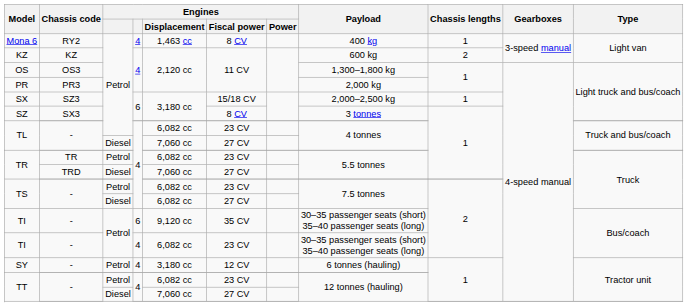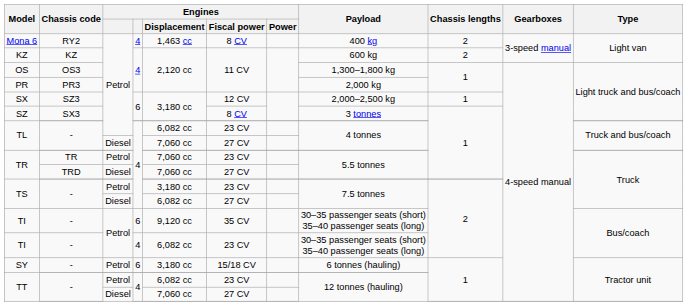(465, 41) 1 -> (465, 41) 2
(237, 99) 15/18 CV -> (237, 99) 12 CV
(175, 158) 6,082 cc -> (175, 158) 7,060 cc
(175, 187) 6,082 cc -> (175, 187) 3,180 cc
(138, 265) 4 -> (138, 265) 6
(237, 265) 12 CV -> (237, 265) 15/18 CV
